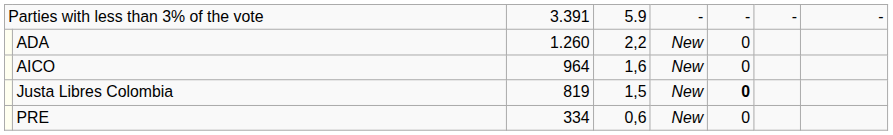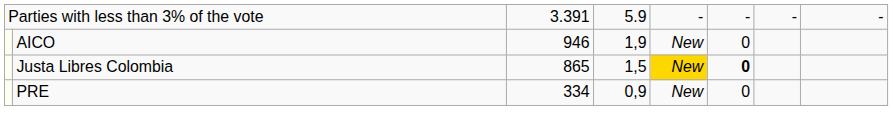- row: (33, 42)
(576, 67) 964 -> (576, 42) 946
(635, 67) 1,6 -> (635, 42) 1,9
(576, 92) 819 -> (576, 67) 865
(687, 92) no background -> (687, 67) gold background
(635, 117) 0,6 -> (635, 92) 0,9
